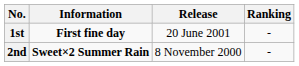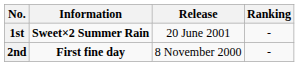(91, 33) First fine day -> (91, 33) Sweet×2 Summer Rain
(91, 52) Sweet×2 Summer Rain -> (91, 52) First fine day
